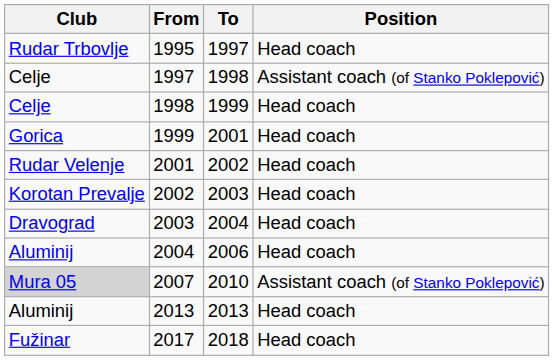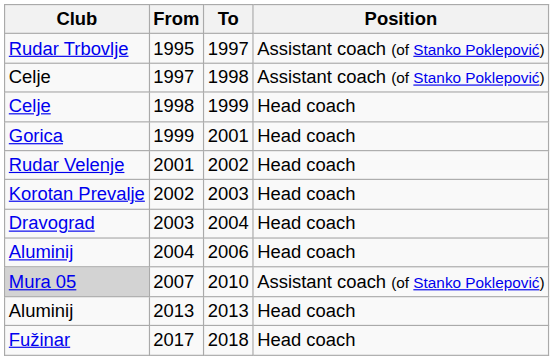(306, 48) Head coach -> (401, 48) Assistant coach (of Stanko Poklepović)
